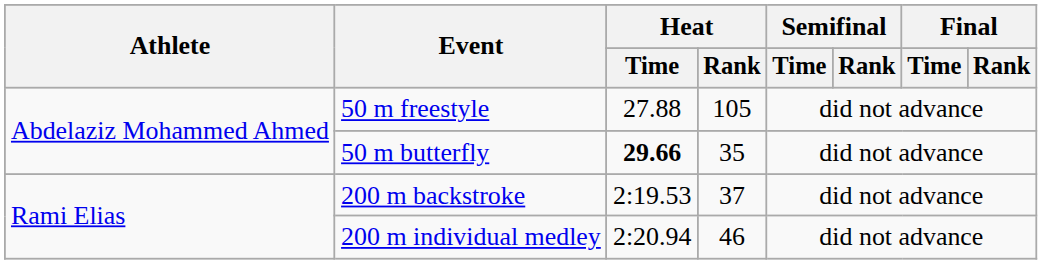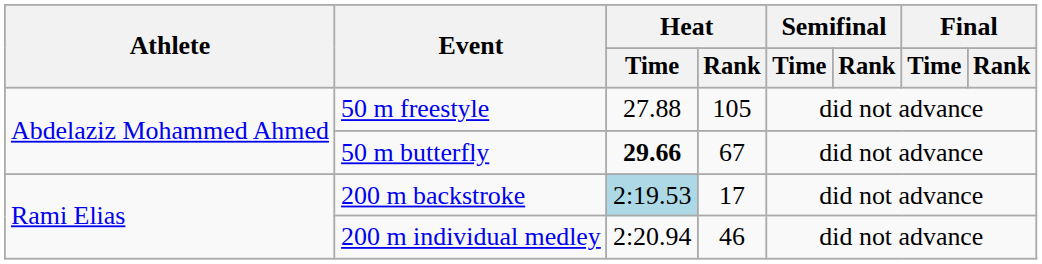(732, 152) 35 -> (732, 152) 67
(652, 194) no background -> (652, 194) lightblue background
(732, 194) 37 -> (732, 194) 17
